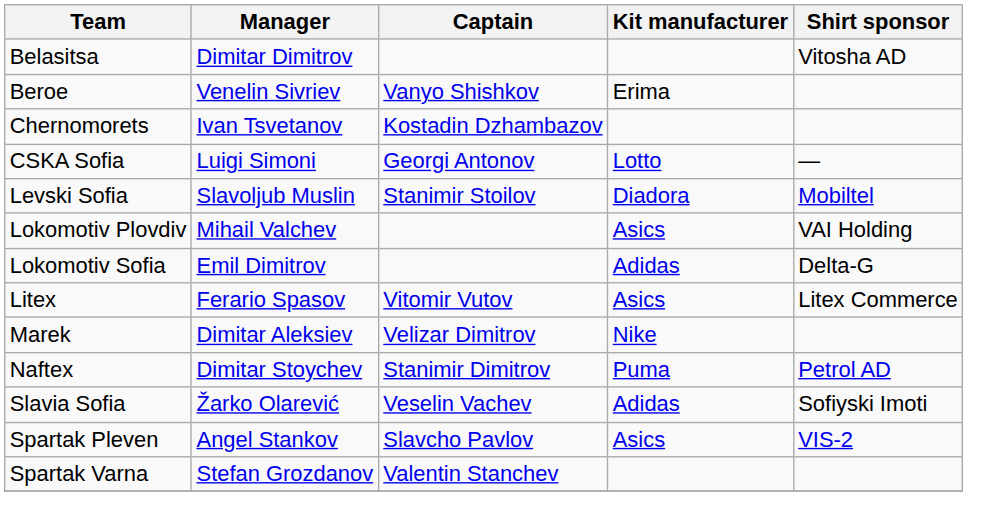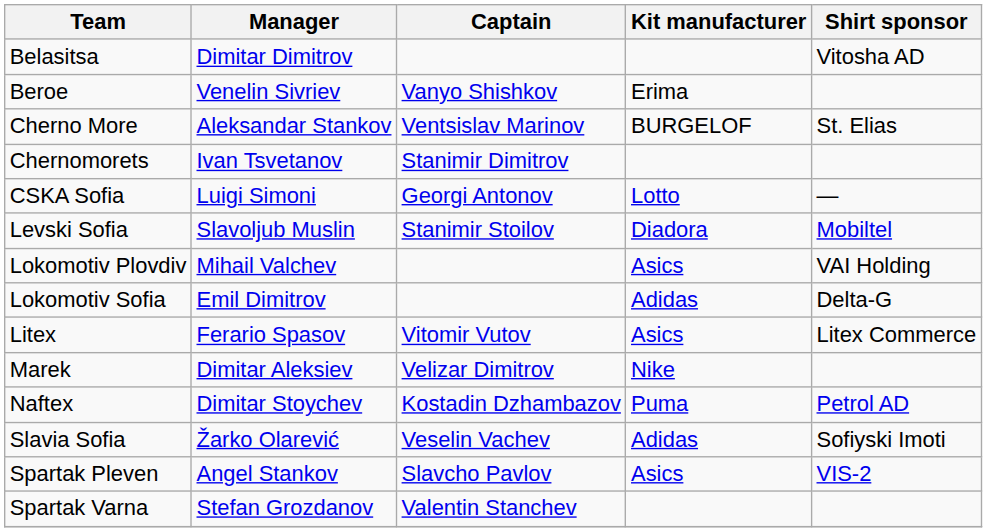+ row: (74, 126)
(493, 126) Kostadin Dzhambazov -> (485, 160) Stanimir Dimitrov
(467, 369) Stanimir Dimitrov -> (511, 404) Kostadin Dzhambazov
